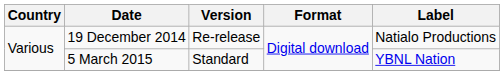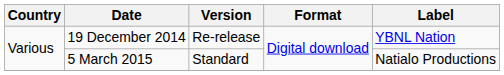(436, 37) Natialo Productions -> (415, 37) YBNL Nation
(415, 59) YBNL Nation -> (436, 59) Natialo Productions
